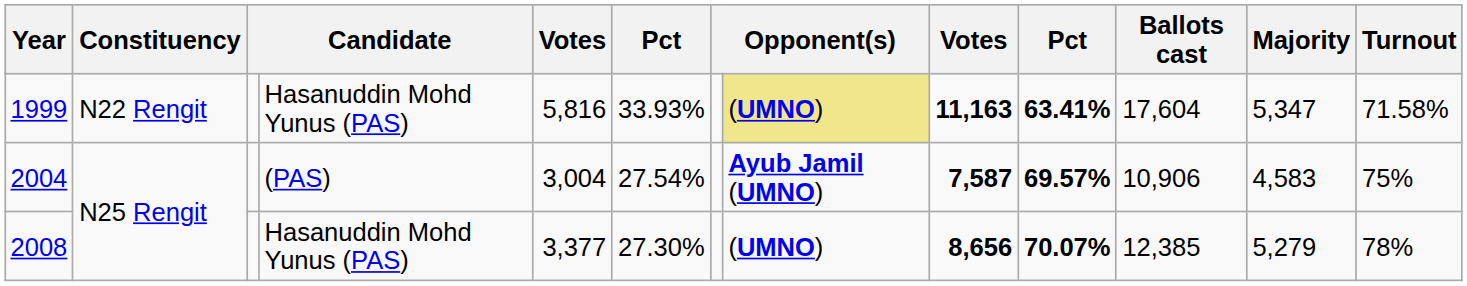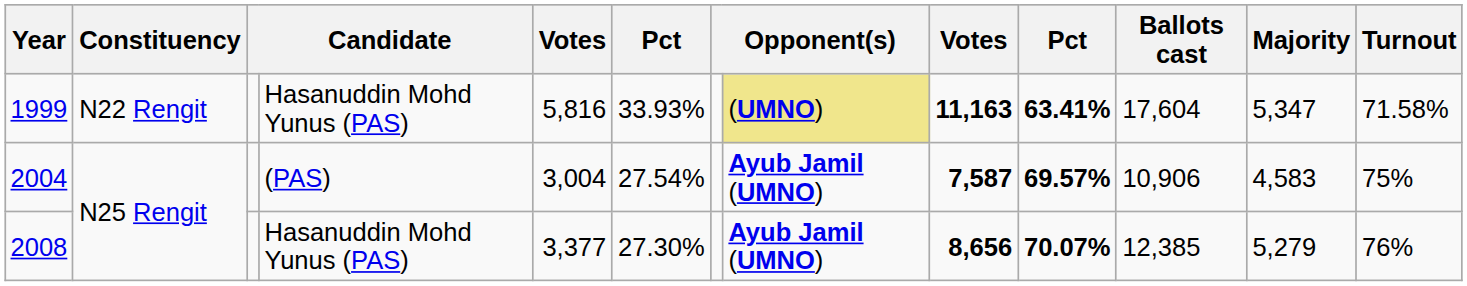(776, 246) (UMNO) -> (796, 246) Ayub Jamil (UMNO)
(1388, 246) 78% -> (1388, 246) 76%
